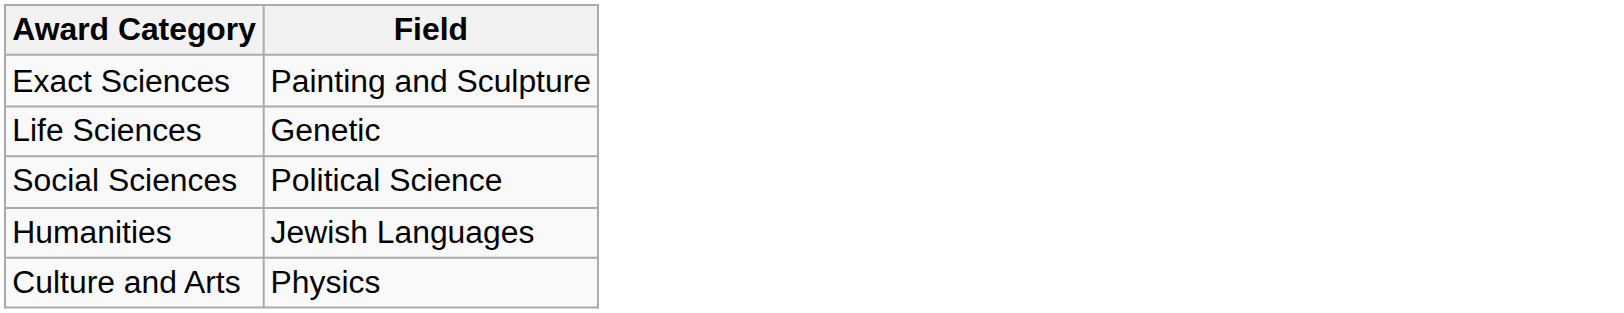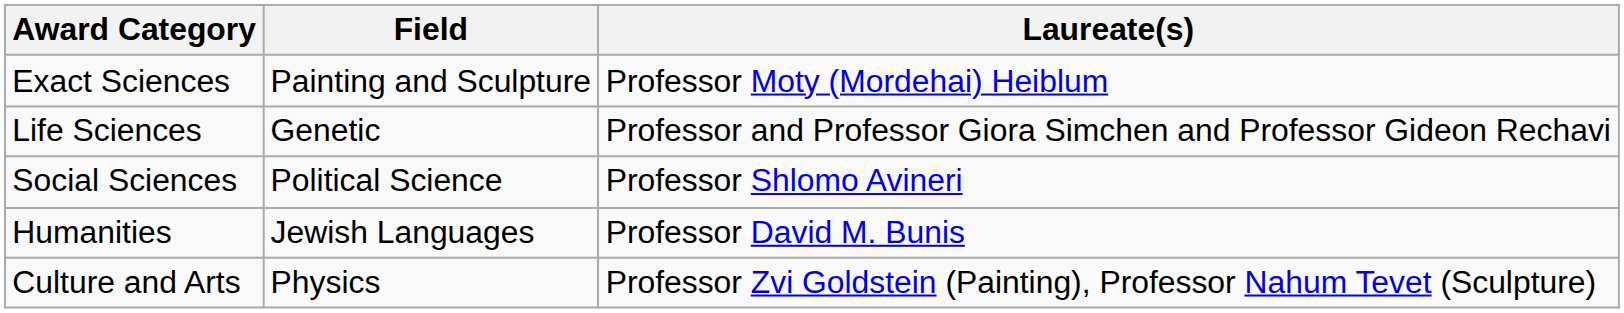+ column: (1108, 29)
